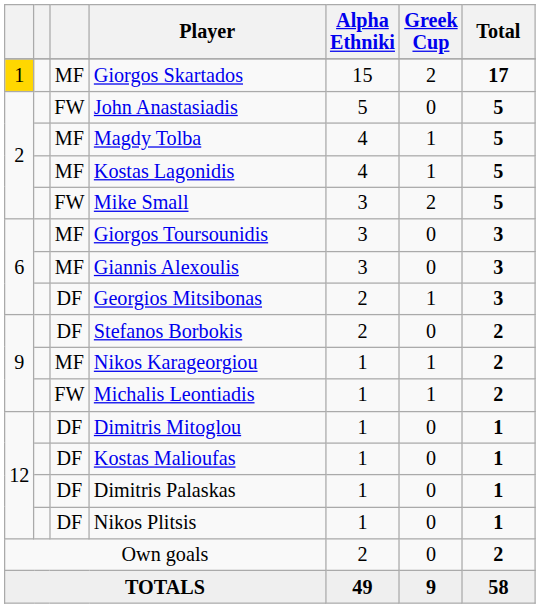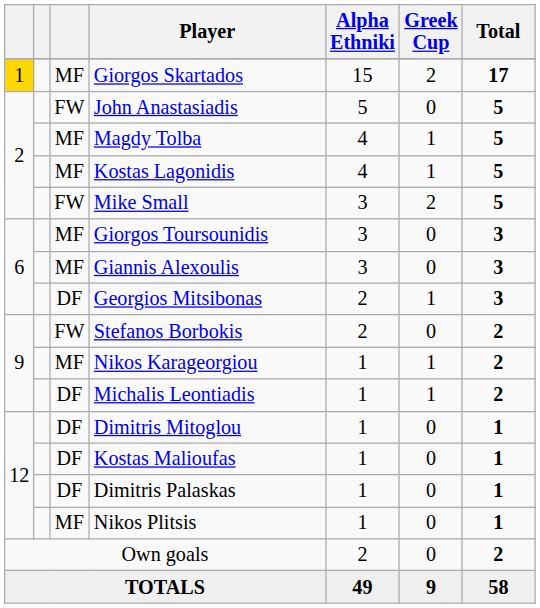(69, 330) DF -> (69, 330) FW
(69, 394) FW -> (69, 394) DF
(69, 522) DF -> (69, 522) MF
